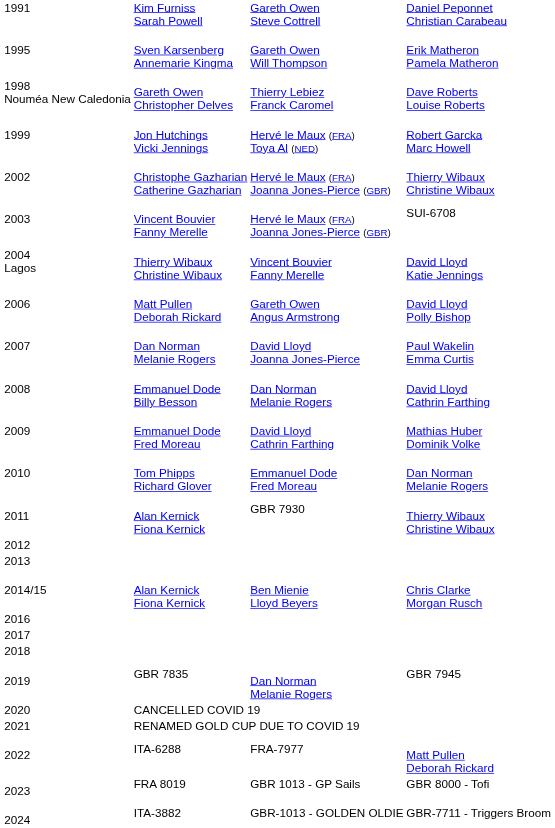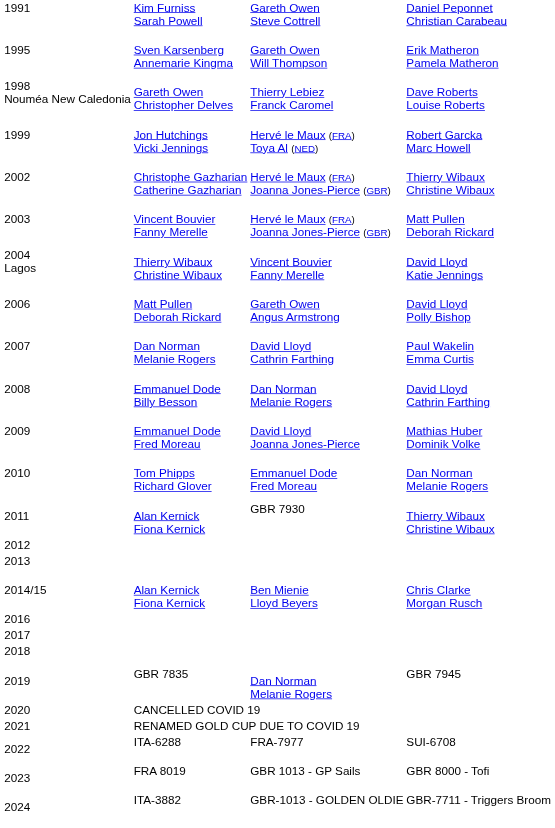(431, 213) SUI-6708 -> (450, 226) Matt Pullen Deborah Rickard
(305, 353) David Lloyd Joanna Jones-Pierce -> (292, 353) David Lloyd Cathrin Farthing
(292, 438) David Lloyd Cathrin Farthing -> (305, 438) David Lloyd Joanna Jones-Pierce
(450, 762) Matt Pullen Deborah Rickard -> (431, 742) SUI-6708
